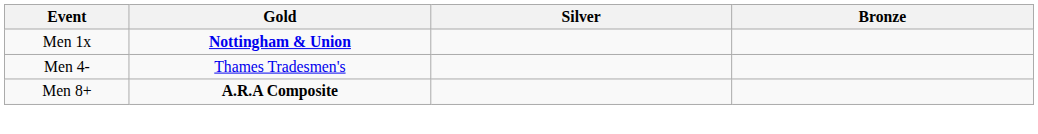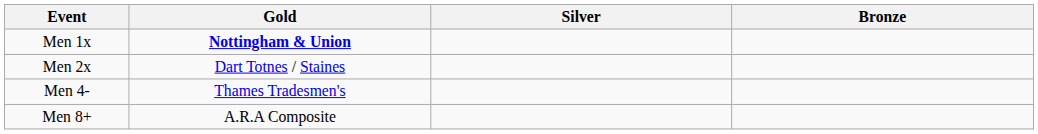+ row: (67, 66)
(280, 91) bold -> (280, 116) normal
